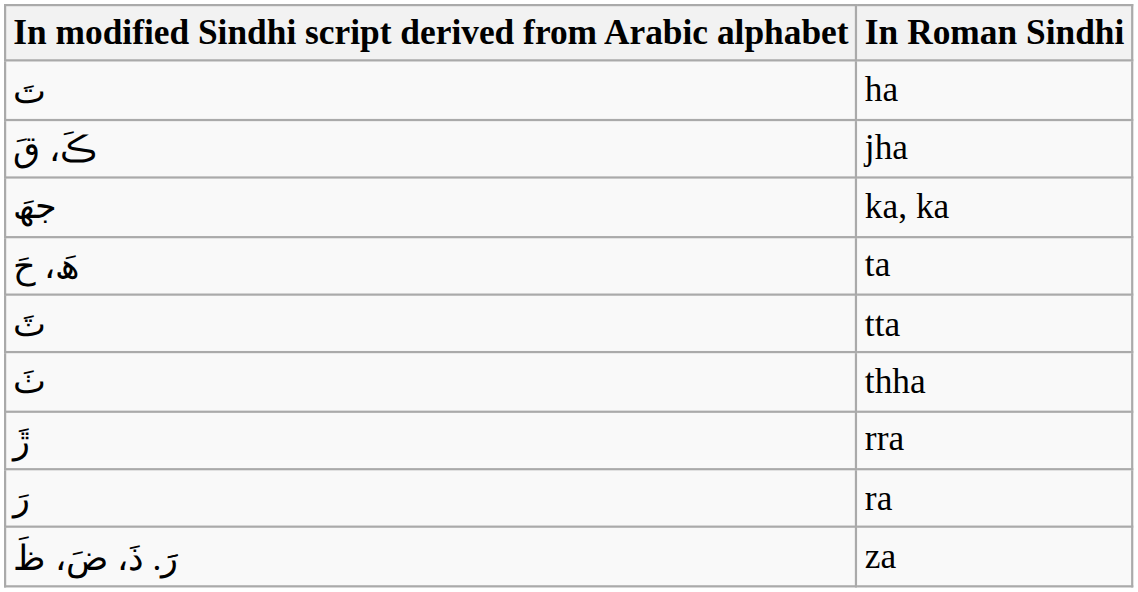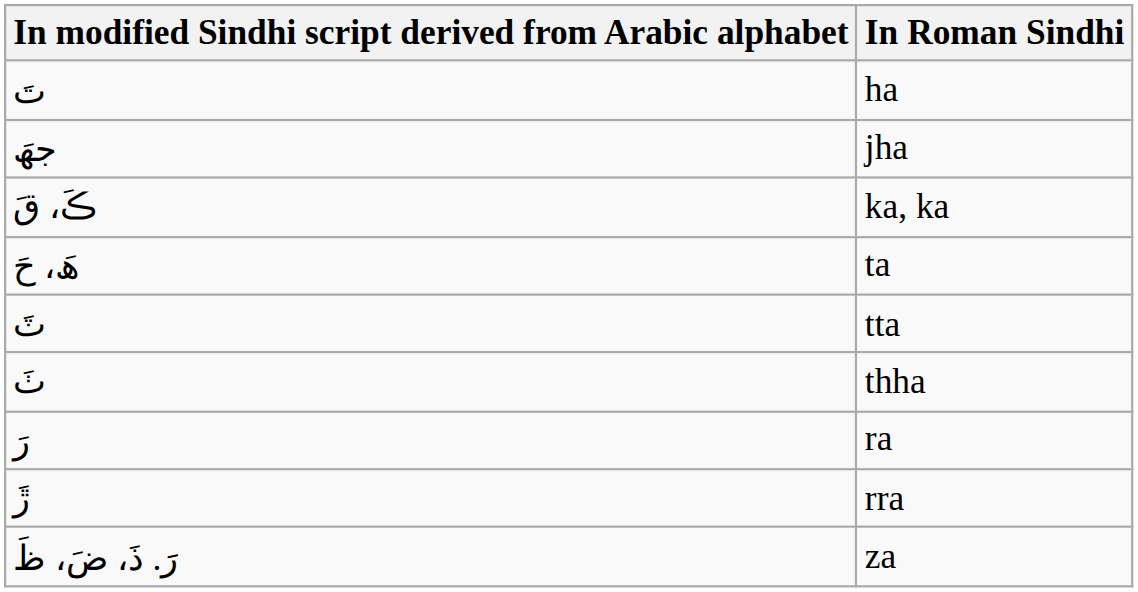(55, 149) ڪَ، قَ -> (35, 149) جھَ
(35, 207) جھَ -> (55, 207) ڪَ، قَ
rows swapped: (879, 497) <-> (884, 439)
